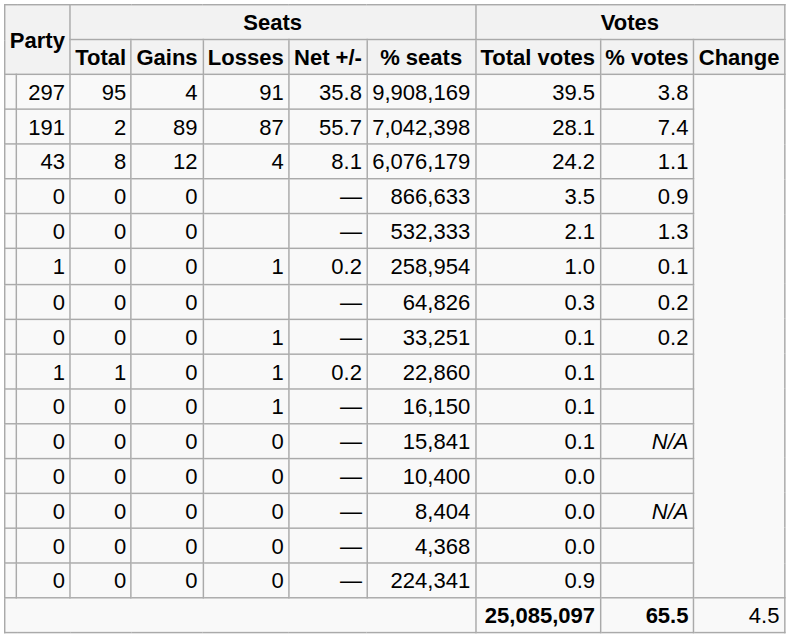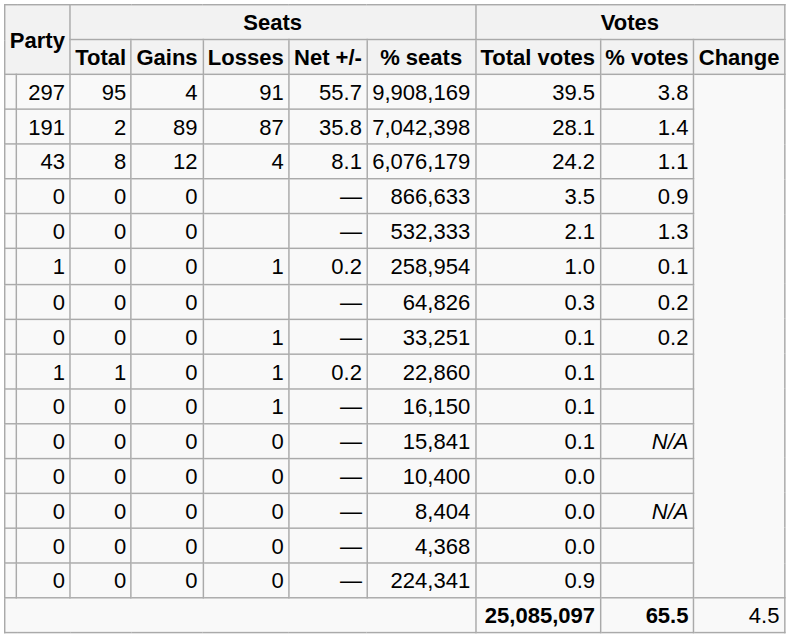(340, 92) 35.8 -> (340, 92) 55.7
(340, 127) 55.7 -> (340, 127) 35.8
(673, 127) 7.4 -> (673, 127) 1.4
